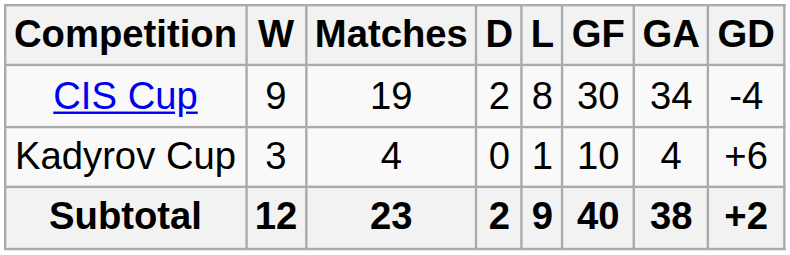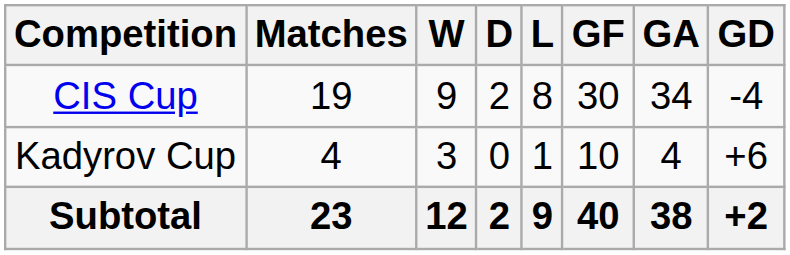columns swapped: (391, 34) <-> (276, 34)
